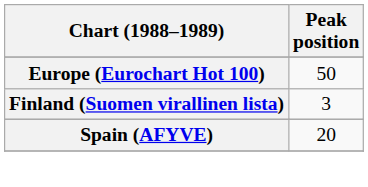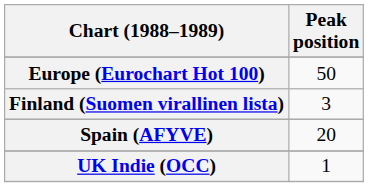+ row: (147, 165)
